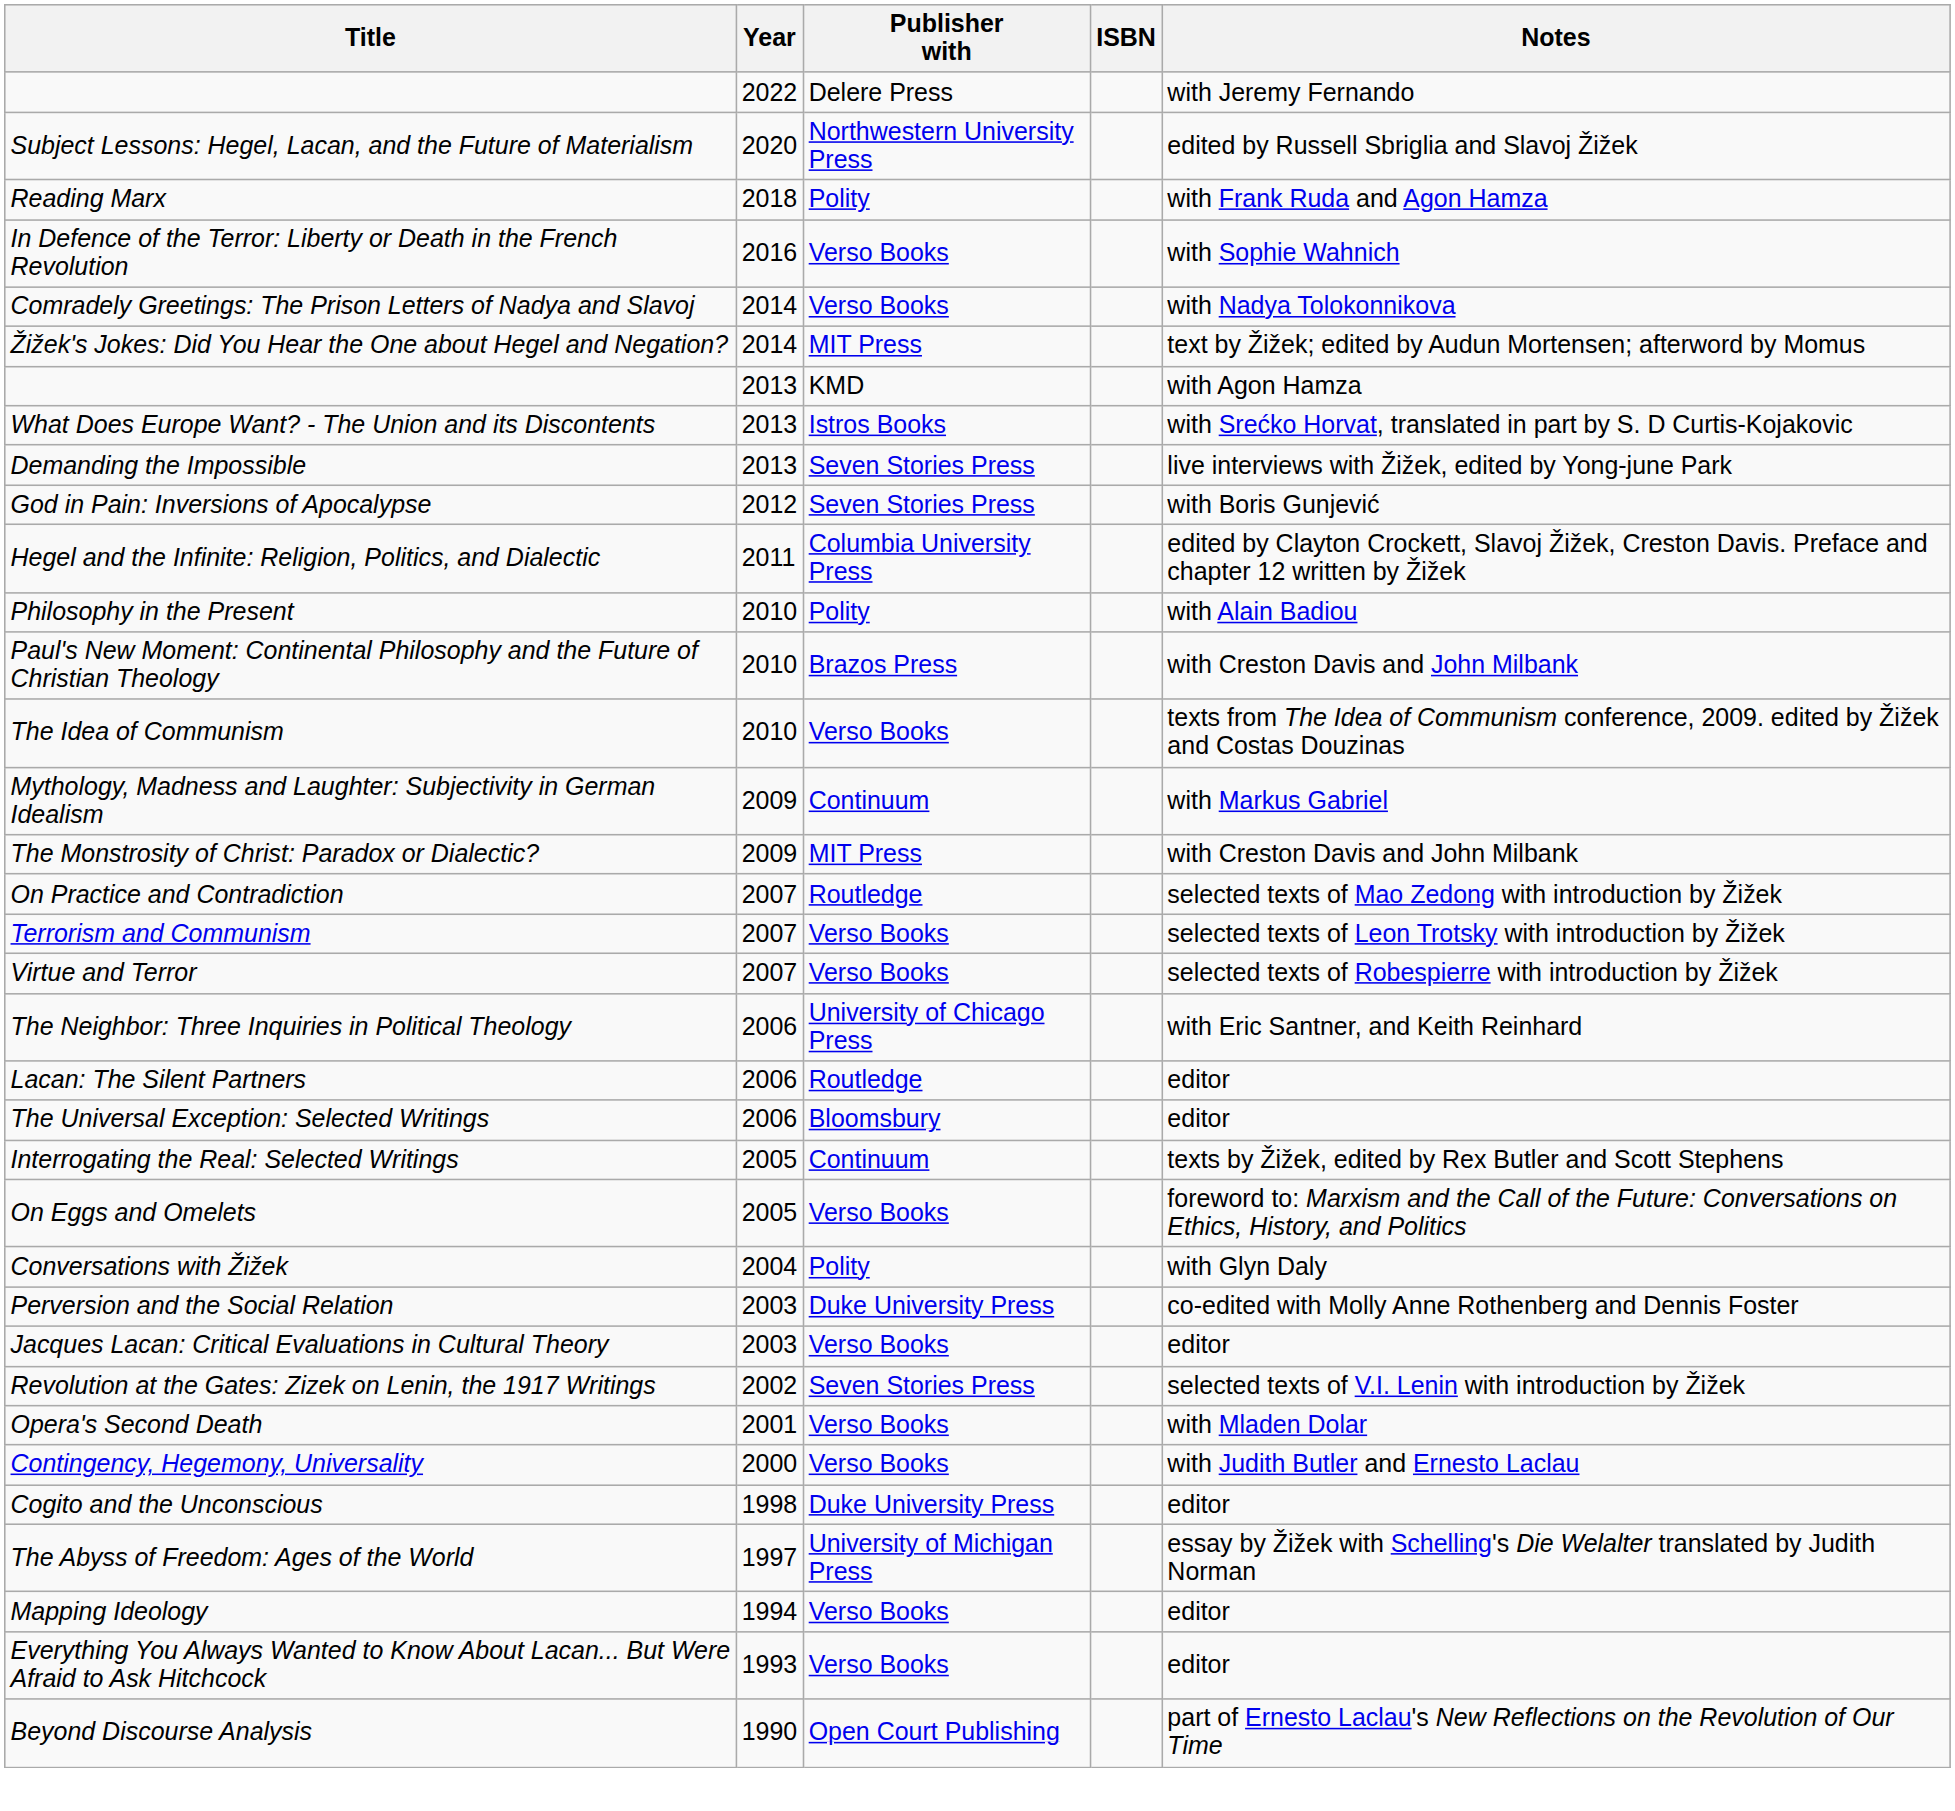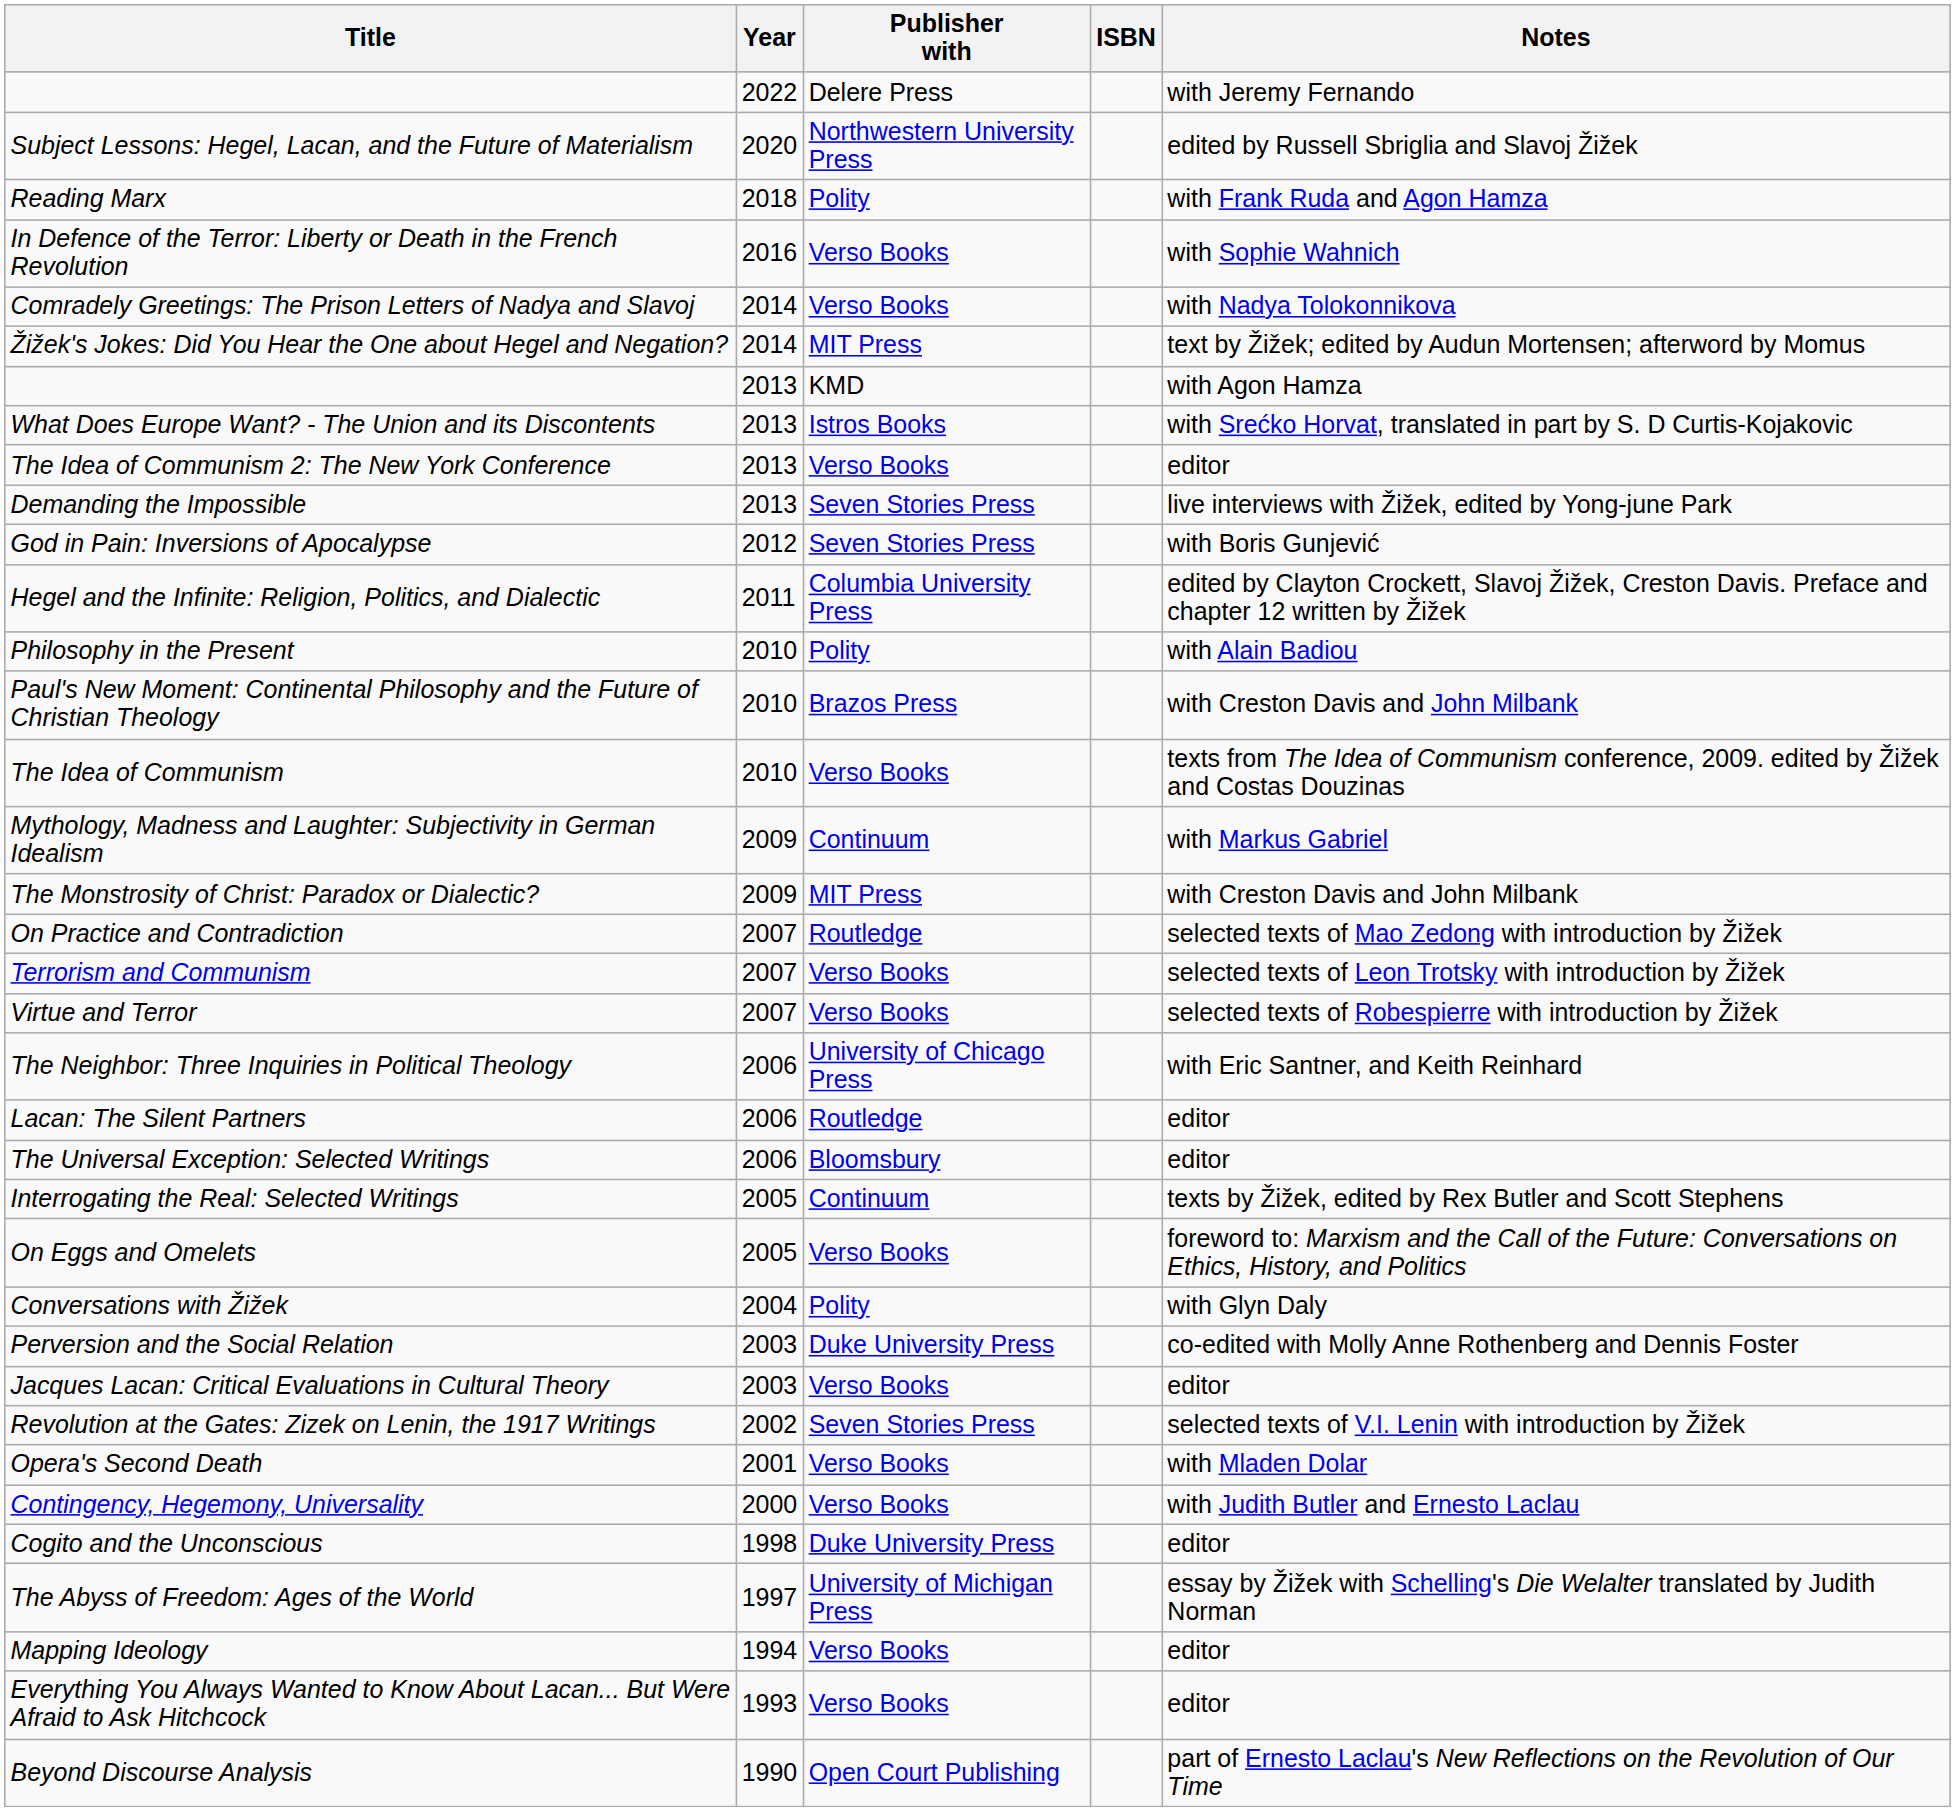+ row: (311, 464)
